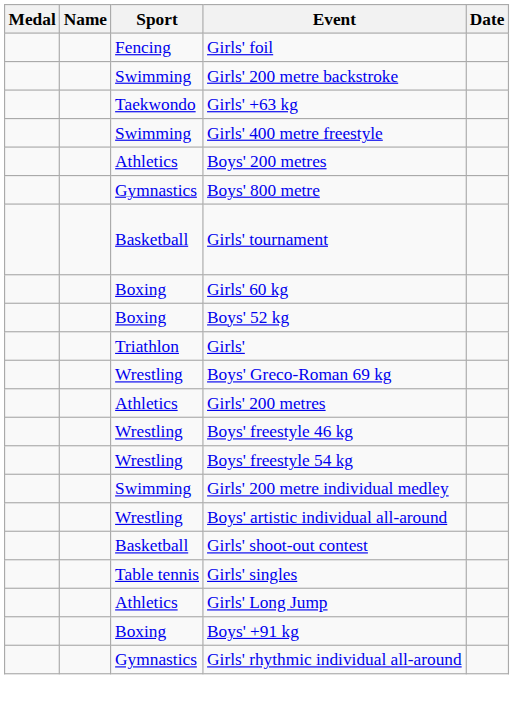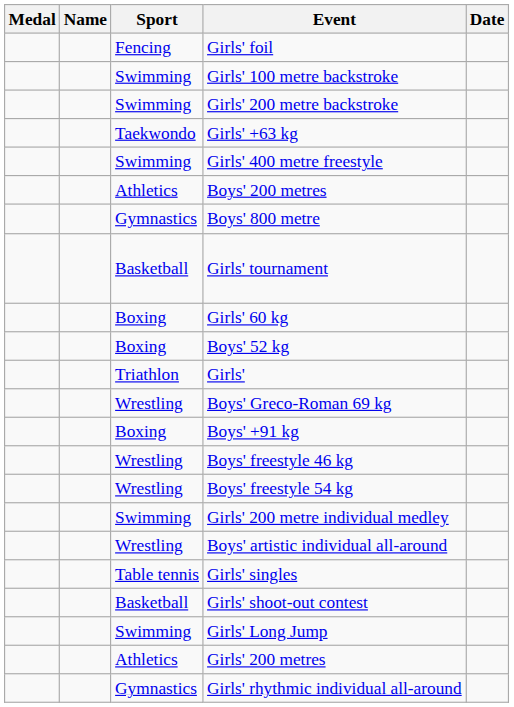+ row: (303, 76)
rows swapped: (253, 631) <-> (266, 402)
rows swapped: (252, 574) <-> (287, 545)
(146, 602) Athletics -> (153, 631) Swimming
